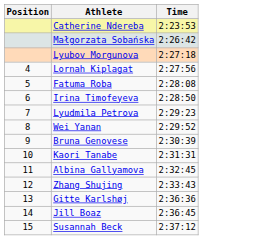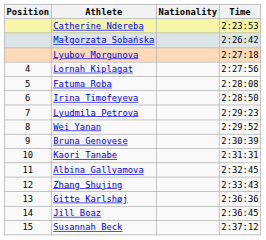+ column: (188, 12)
